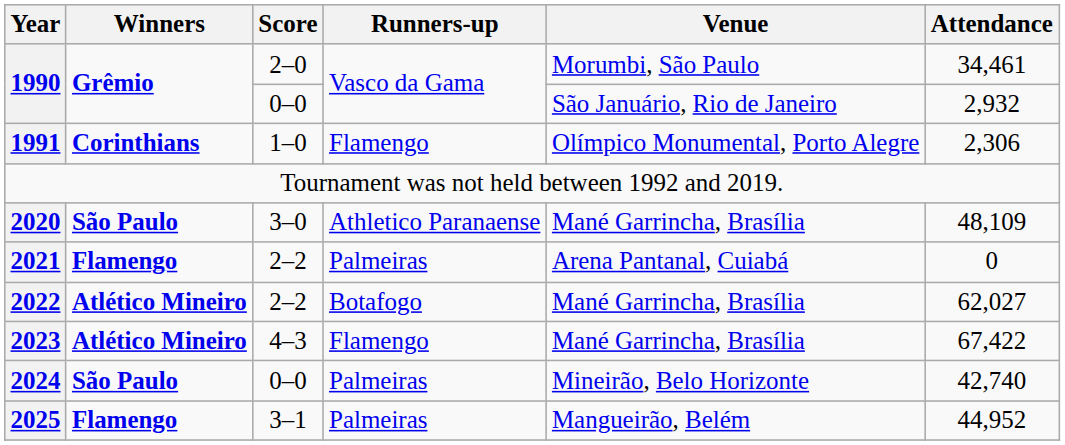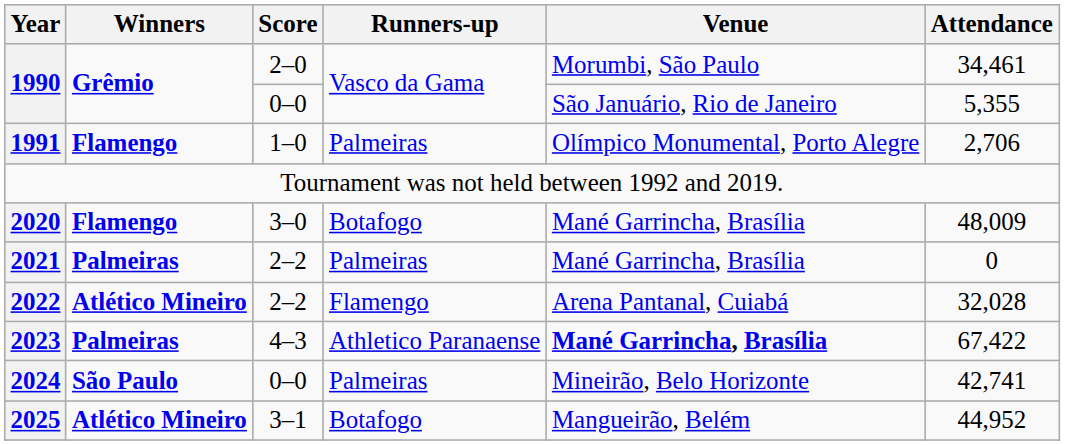(992, 103) 2,932 -> (992, 103) 5,355
(136, 143) Corinthians -> (125, 143) Flamengo
(379, 143) Flamengo -> (378, 143) Palmeiras
(992, 143) 2,306 -> (992, 143) 2,706
(125, 222) São Paulo -> (125, 222) Flamengo
(435, 222) Athletico Paranaense -> (375, 222) Botafogo
(992, 222) 48,109 -> (992, 222) 48,009
(125, 261) Flamengo -> (125, 261) Palmeiras
(670, 261) Arena Pantanal, Cuiabá -> (678, 261) Mané Garrincha, Brasília
(375, 301) Botafogo -> (379, 301) Flamengo
(678, 301) Mané Garrincha, Brasília -> (670, 301) Arena Pantanal, Cuiabá
(992, 301) 62,027 -> (992, 301) 32,028
(159, 340) Atlético Mineiro -> (125, 340) Palmeiras
(379, 340) Flamengo -> (435, 340) Athletico Paranaense
(678, 340) normal -> (690, 340) bold
(992, 380) 42,740 -> (992, 380) 42,741
(125, 420) Flamengo -> (159, 420) Atlético Mineiro
(378, 420) Palmeiras -> (375, 420) Botafogo
